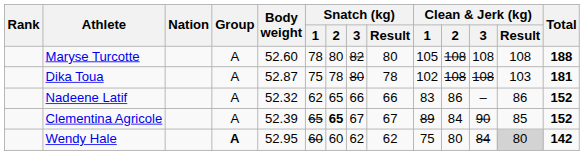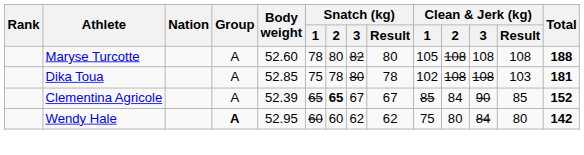(281, 77) 52.87 -> (281, 77) 52.85
- row: (86, 98)
(427, 118) 89 -> (427, 98) 85
(520, 139) lightgrey background -> (520, 118) no background
